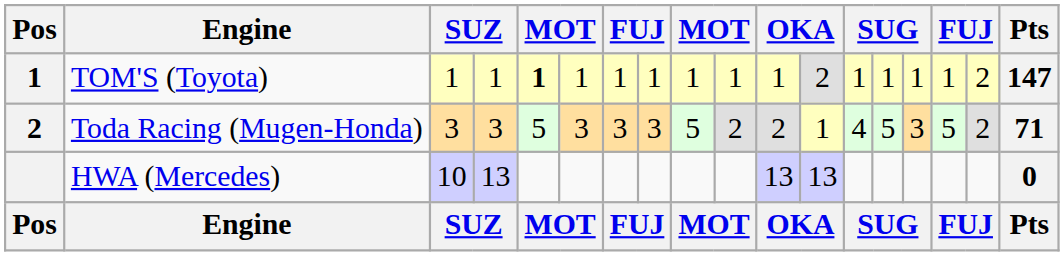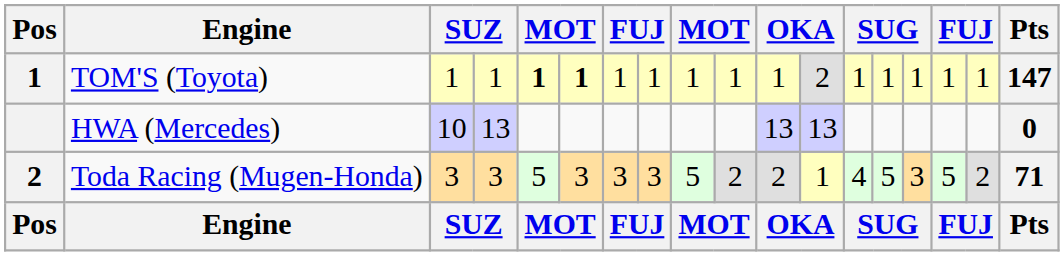(581, 77) normal -> (581, 77) bold
(983, 77) 2 -> (983, 77) 1
rows swapped: (247, 126) <-> (176, 176)
